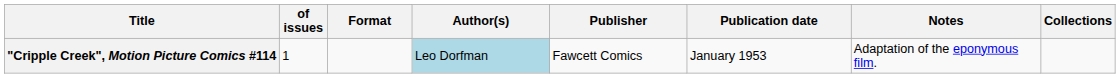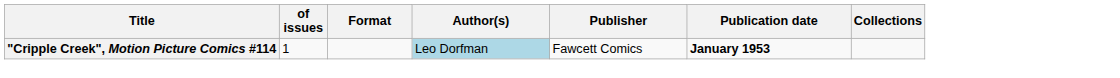- column: (946, 21)
(728, 55) normal -> (730, 48) bold
